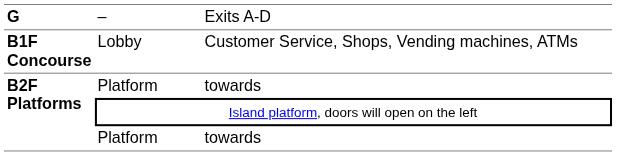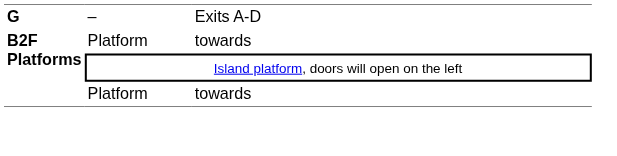- row: (120, 42)
